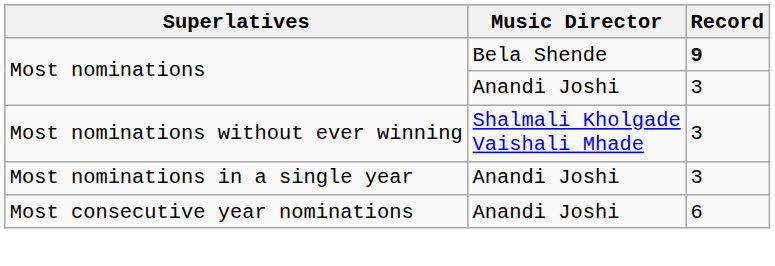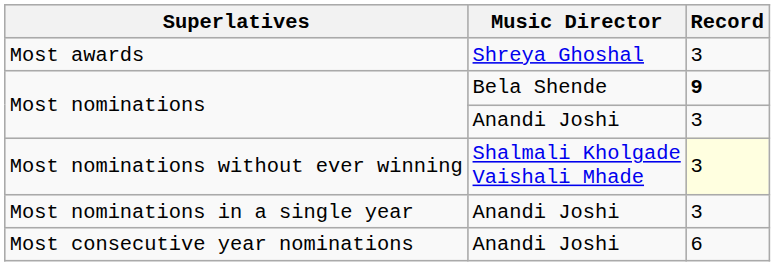+ row: (77, 55)
(697, 133) no background -> (697, 166) lightyellow background
